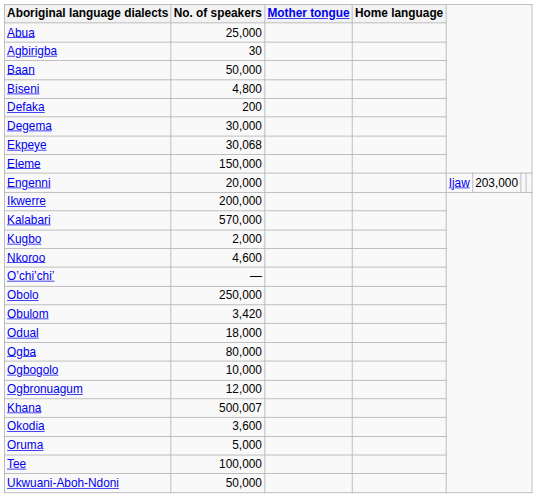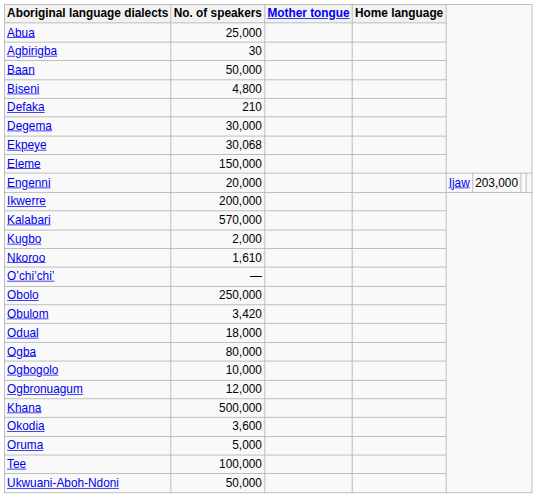(252, 107) 200 -> (252, 107) 210
(247, 257) 4,600 -> (247, 257) 1,610
(241, 408) 500,007 -> (241, 408) 500,000
